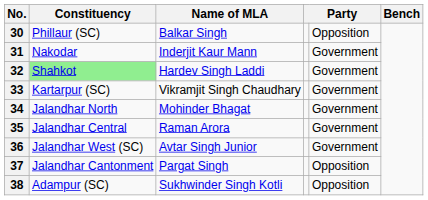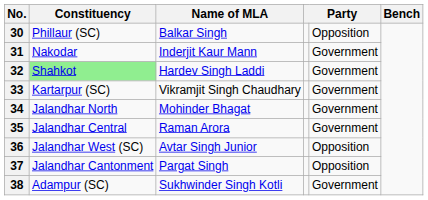(345, 147) Government -> (341, 147) Opposition
(341, 185) Opposition -> (345, 185) Government
